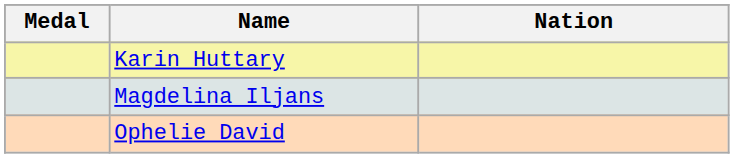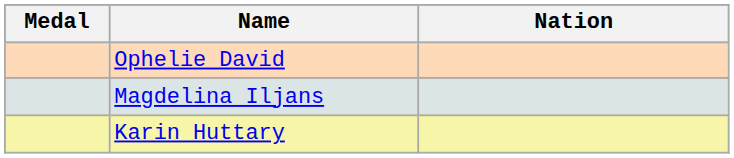rows swapped: (200, 60) <-> (200, 133)
